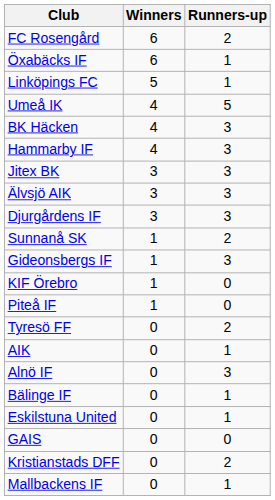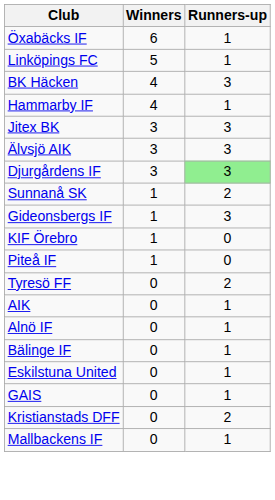- row: (53, 37)
- row: (35, 104)
(227, 149) 3 -> (227, 104) 1
(227, 216) no background -> (227, 171) lightgreen background
(227, 372) 3 -> (227, 328) 1
(227, 439) 0 -> (227, 395) 1
